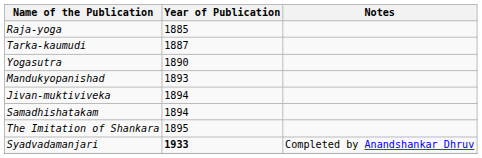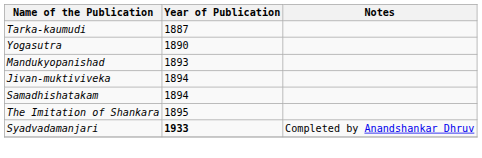- row: (34, 29)
